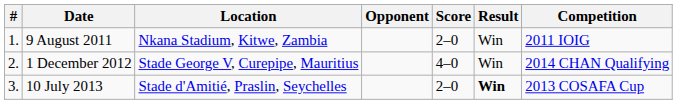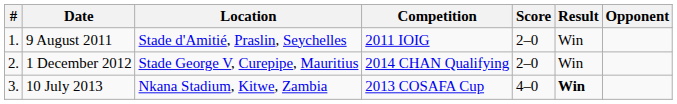columns swapped: (397, 16) <-> (597, 16)
(233, 39) Nkana Stadium, Kitwe, Zambia -> (243, 39) Stade d'Amitié, Praslin, Seychelles
(447, 63) 4–0 -> (527, 63) 2–0
(243, 87) Stade d'Amitié, Praslin, Seychelles -> (233, 87) Nkana Stadium, Kitwe, Zambia
(447, 87) 2–0 -> (527, 87) 4–0
